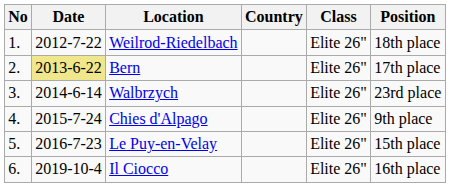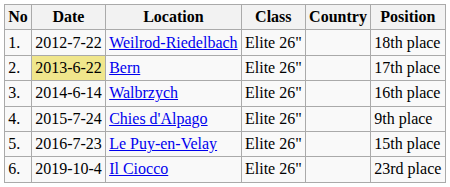columns swapped: (274, 17) <-> (338, 17)
(408, 93) 23rd place -> (407, 93) 16th place
(407, 169) 16th place -> (408, 169) 23rd place
